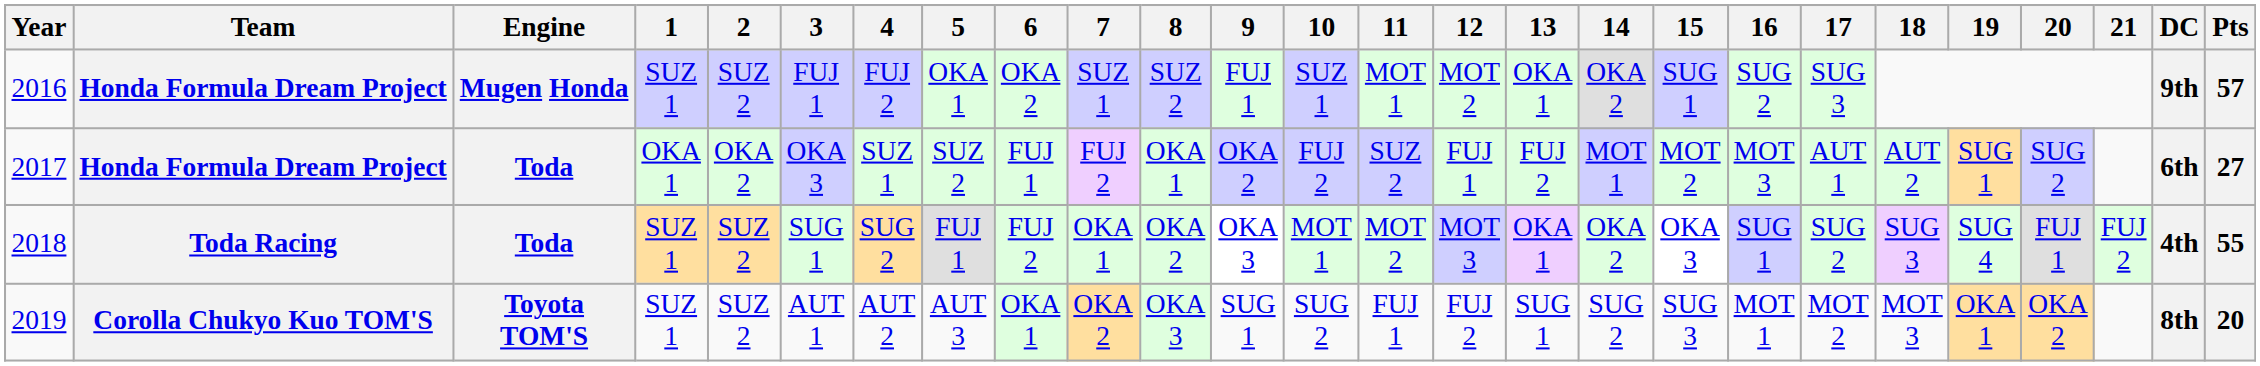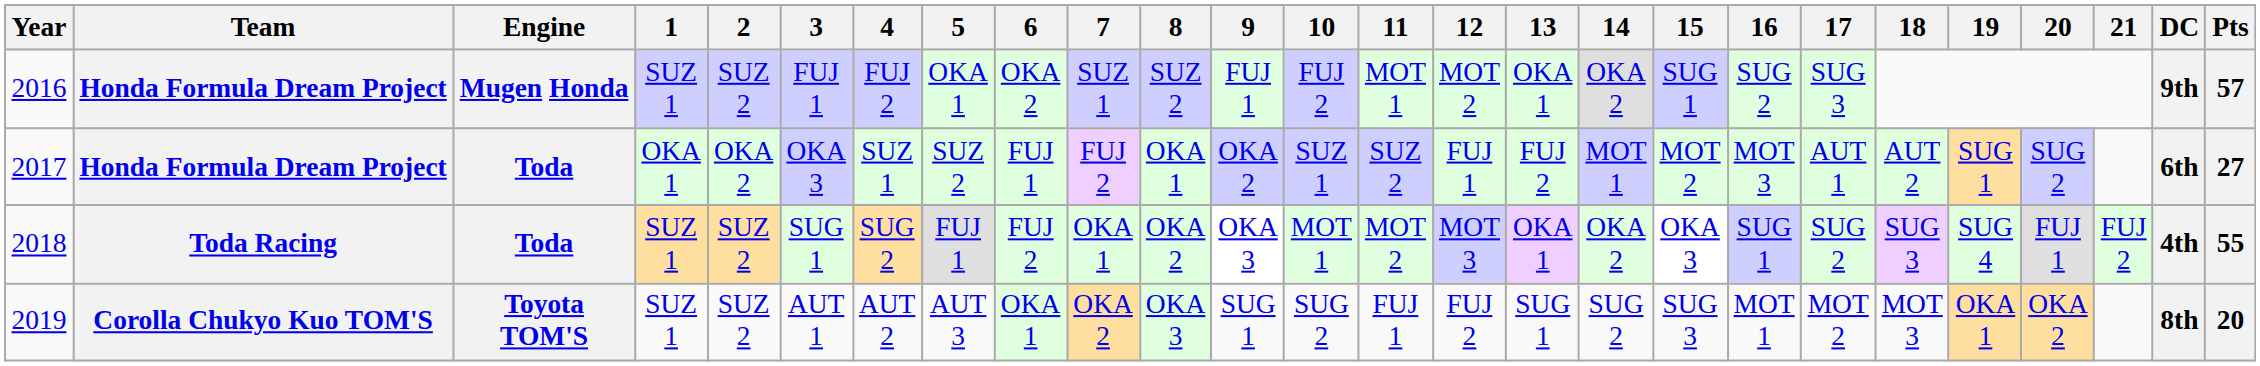(1321, 88) SUZ 1 -> (1321, 88) FUJ 2
(1321, 165) FUJ 2 -> (1321, 165) SUZ 1
